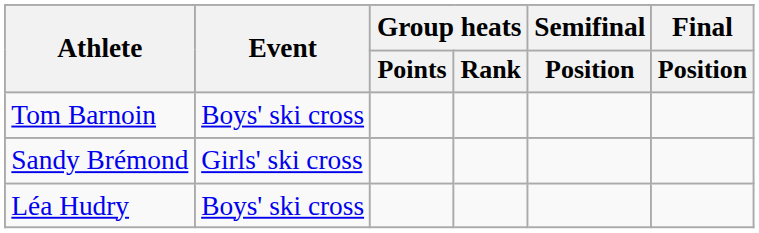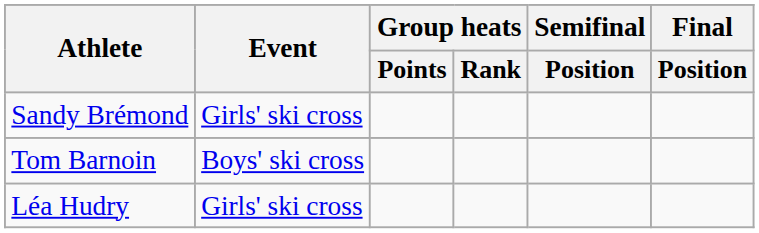rows swapped: (84, 115) <-> (100, 160)
(283, 205) Boys' ski cross -> (282, 205) Girls' ski cross
